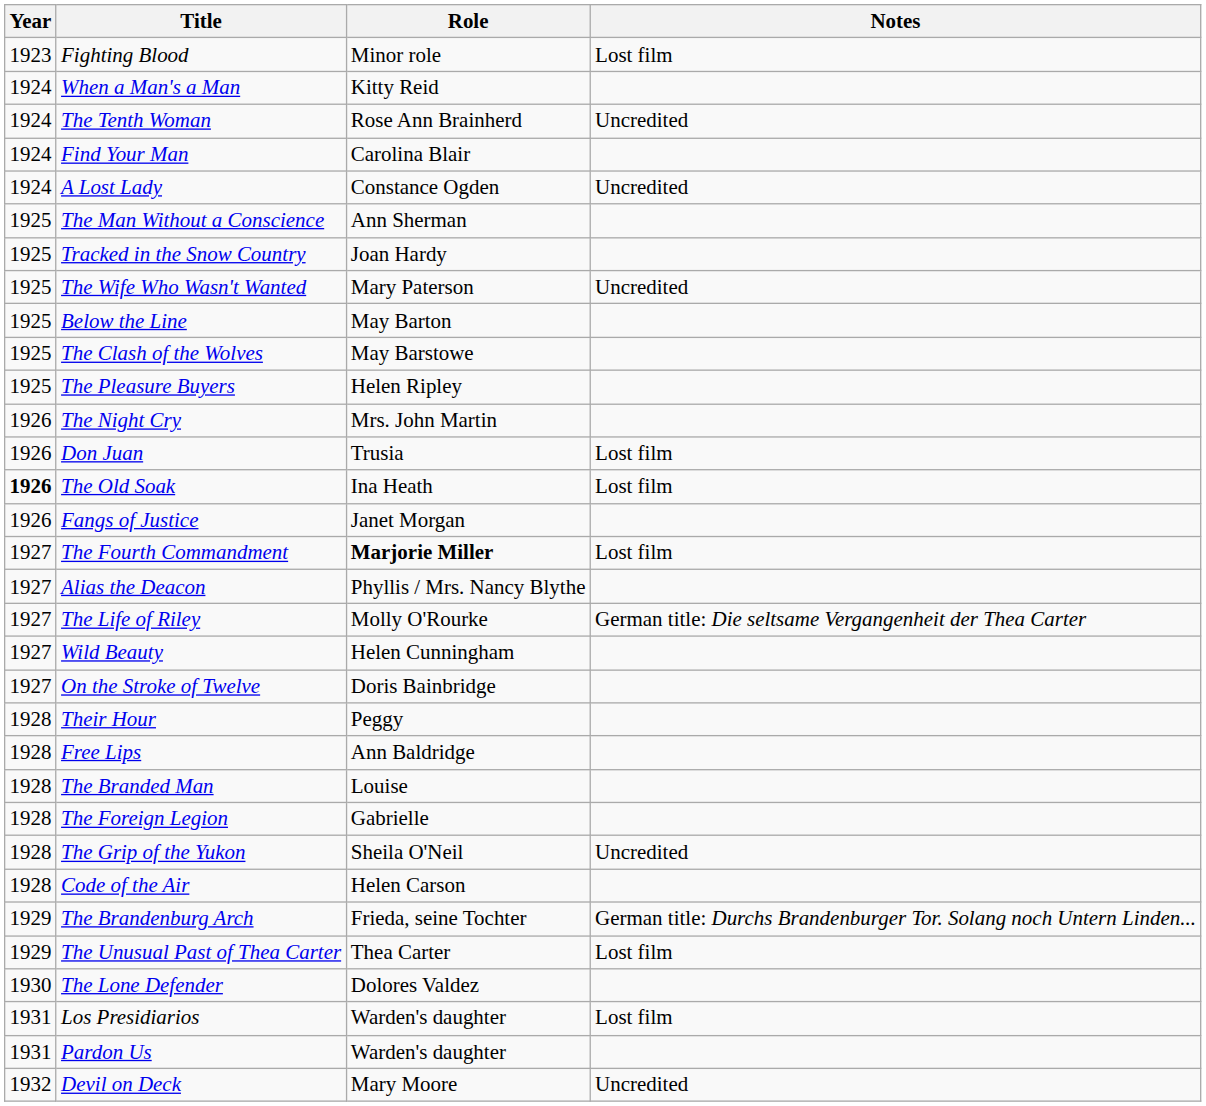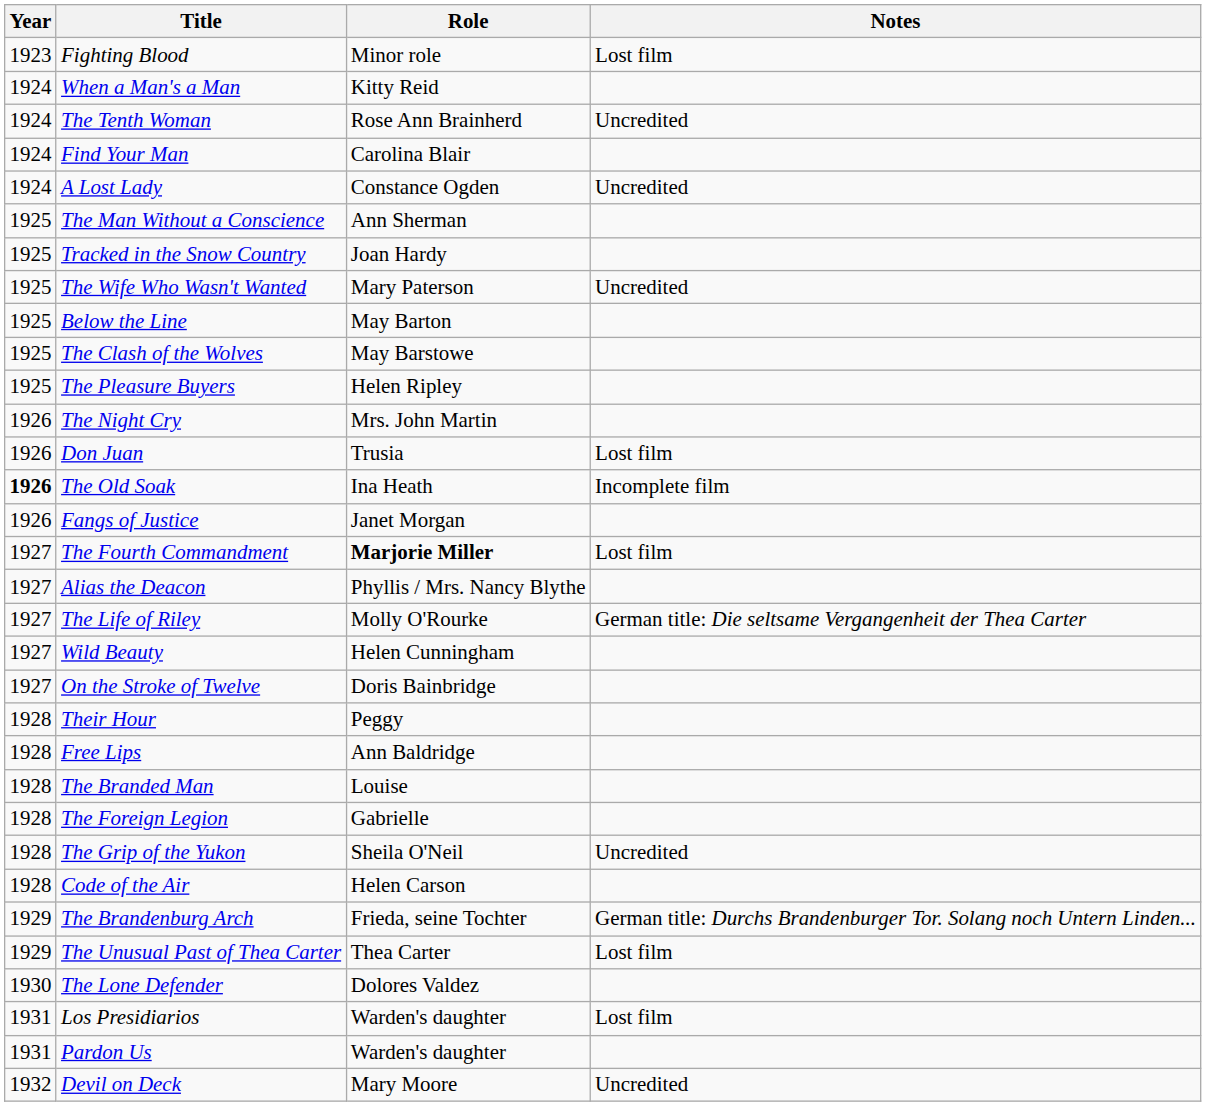(634, 486) Lost film -> (662, 486) Incomplete film
